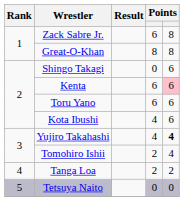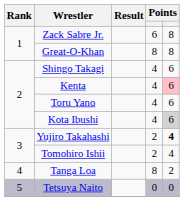(154, 68) 0 -> (154, 68) 4
(154, 85) 6 -> (154, 85) 4
(154, 102) 6 -> (154, 102) 4
(171, 119) no background -> (171, 119) lightgrey background
(154, 136) 4 -> (154, 136) 2
(154, 170) 2 -> (154, 170) 8
